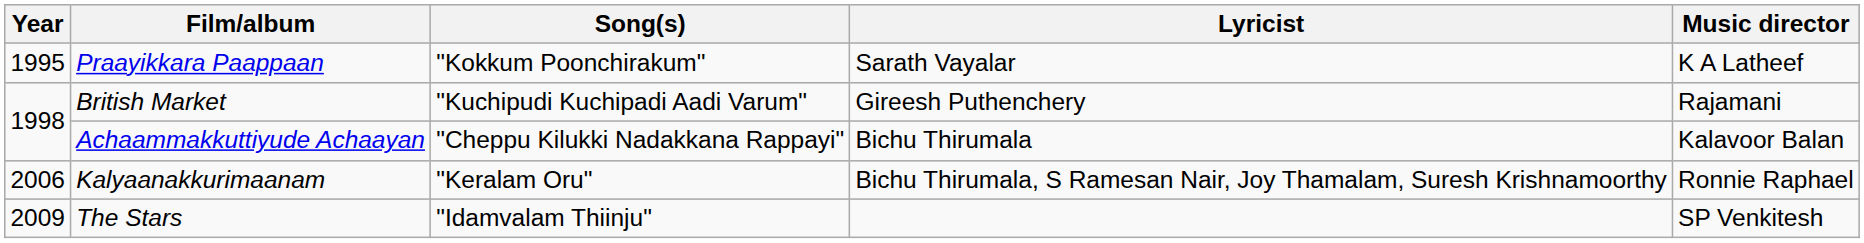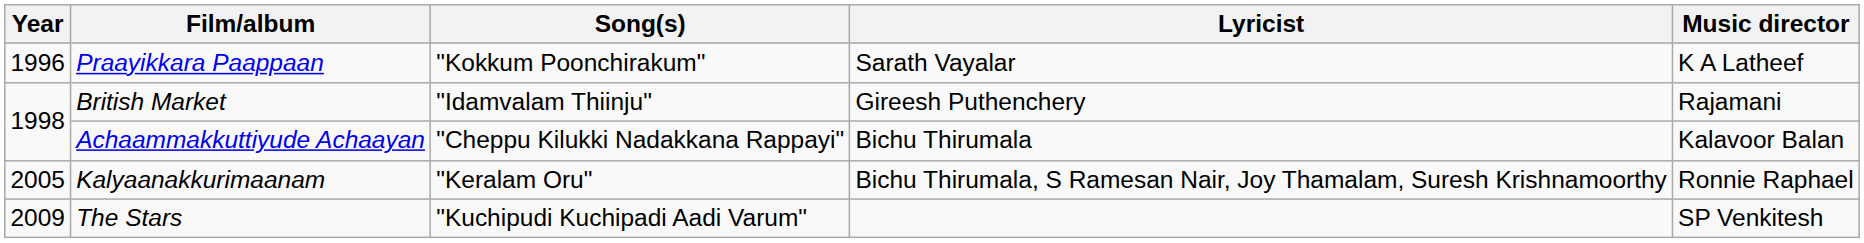(38, 62) 1995 -> (38, 62) 1996
(622, 101) "Kuchipudi Kuchipadi Aadi Varum" -> (544, 101) "Idamvalam Thiinju"
(38, 179) 2006 -> (38, 179) 2005
(544, 218) "Idamvalam Thiinju" -> (622, 218) "Kuchipudi Kuchipadi Aadi Varum"
